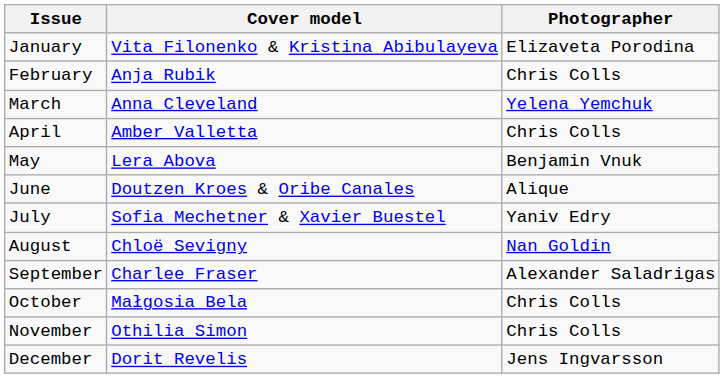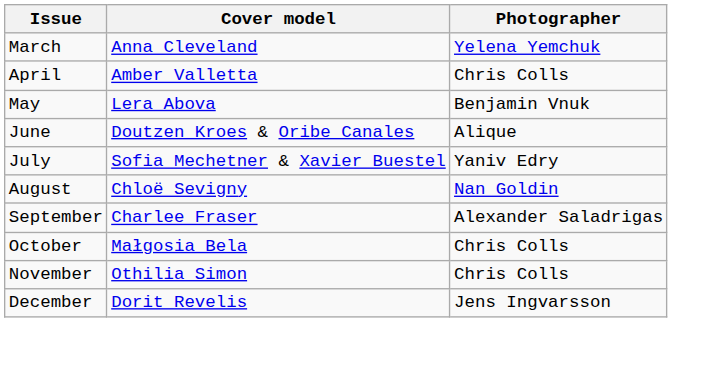- row: (45, 47)
- row: (51, 76)
